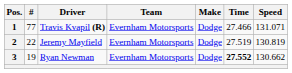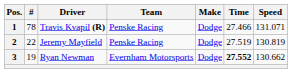(31, 27) 77 -> (31, 27) 78
(151, 27) Evernham Motorsports -> (136, 27) Penske Racing
(151, 42) Evernham Motorsports -> (136, 42) Penske Racing
